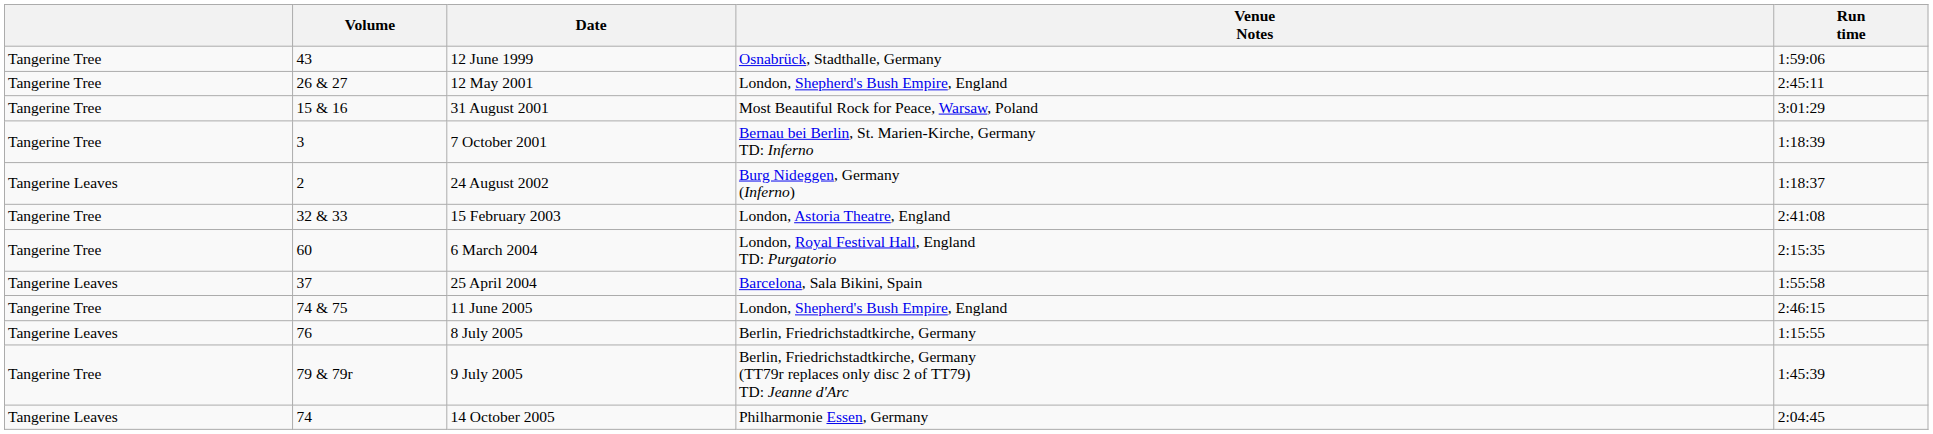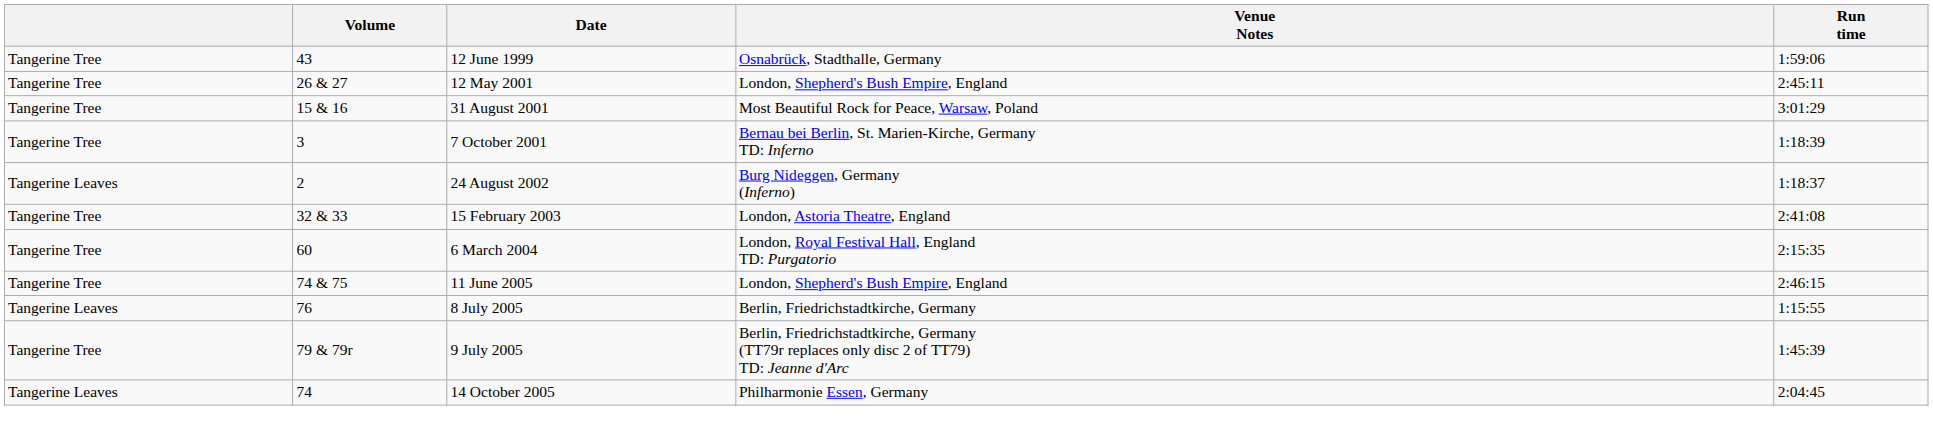- row: (494, 283)
